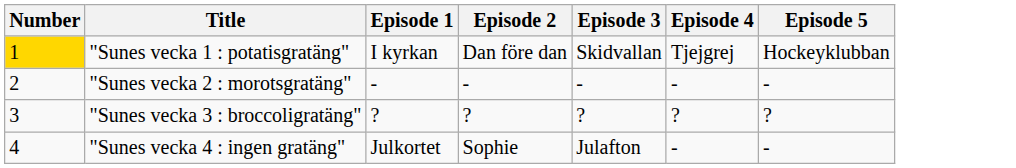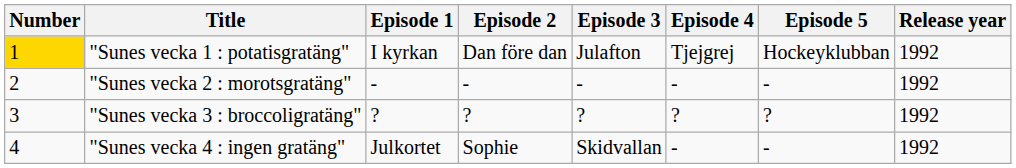+ column: (952, 20)
(619, 52) Skidvallan -> (608, 52) Julafton
(608, 147) Julafton -> (619, 147) Skidvallan
